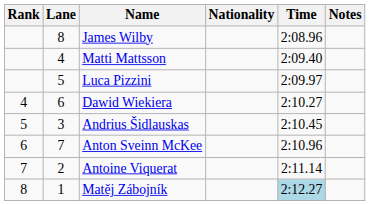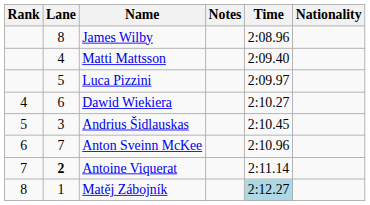columns swapped: (241, 15) <-> (345, 15)
(61, 168) normal -> (61, 168) bold
